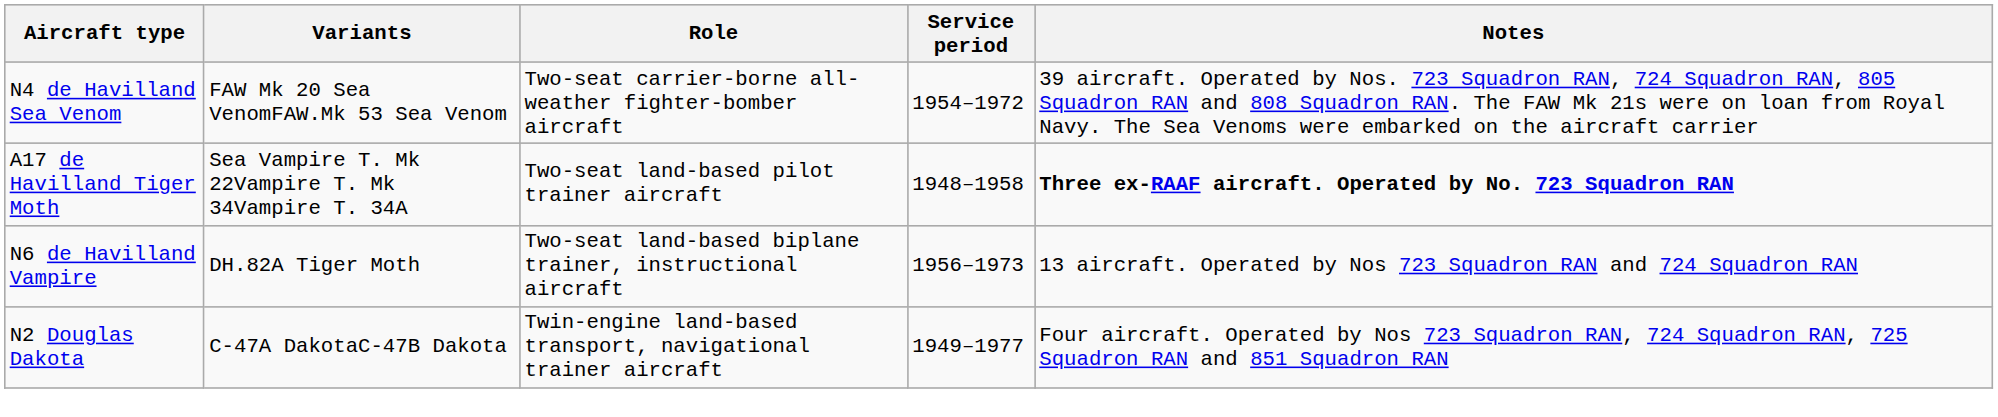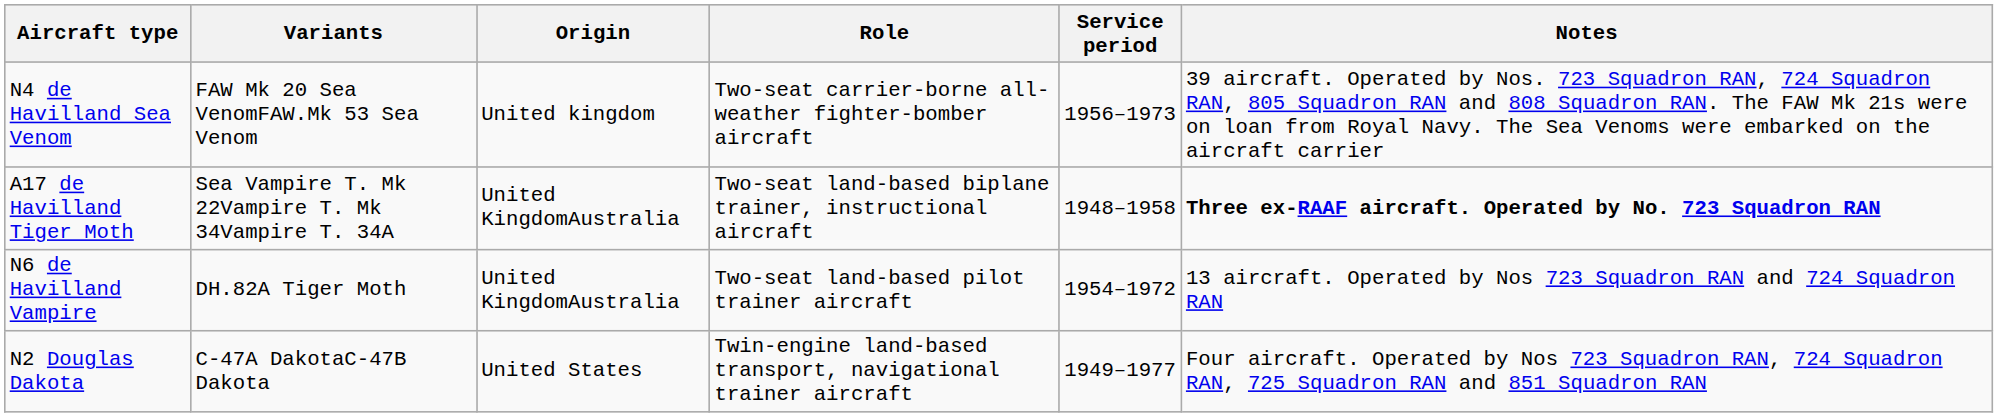+ column: (593, 34)
(968, 103) 1954–1972 -> (1120, 115) 1956–1973
(680, 184) Two-seat land-based pilot trainer aircraft -> (882, 208) Two-seat land-based biplane trainer, instructional aircraft
(692, 266) Two-seat land-based biplane trainer, instructional aircraft -> (870, 290) Two-seat land-based pilot trainer aircraft
(968, 266) 1956–1973 -> (1120, 290) 1954–1972
